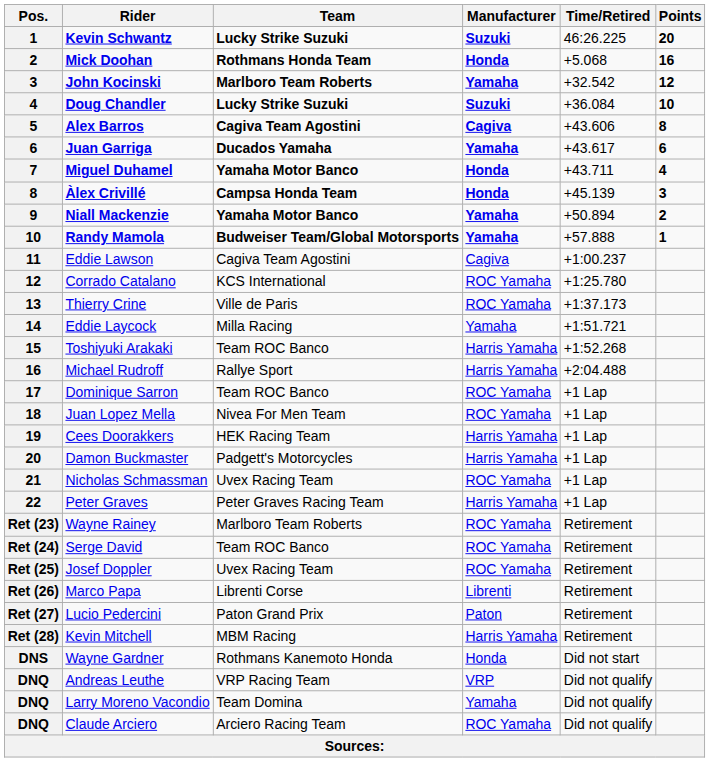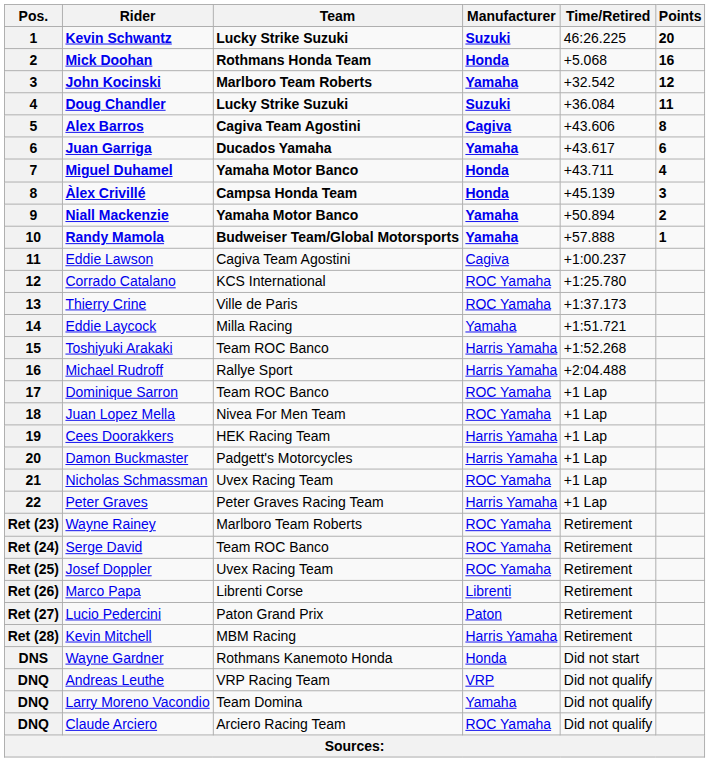(667, 104) 10 -> (666, 104) 11
